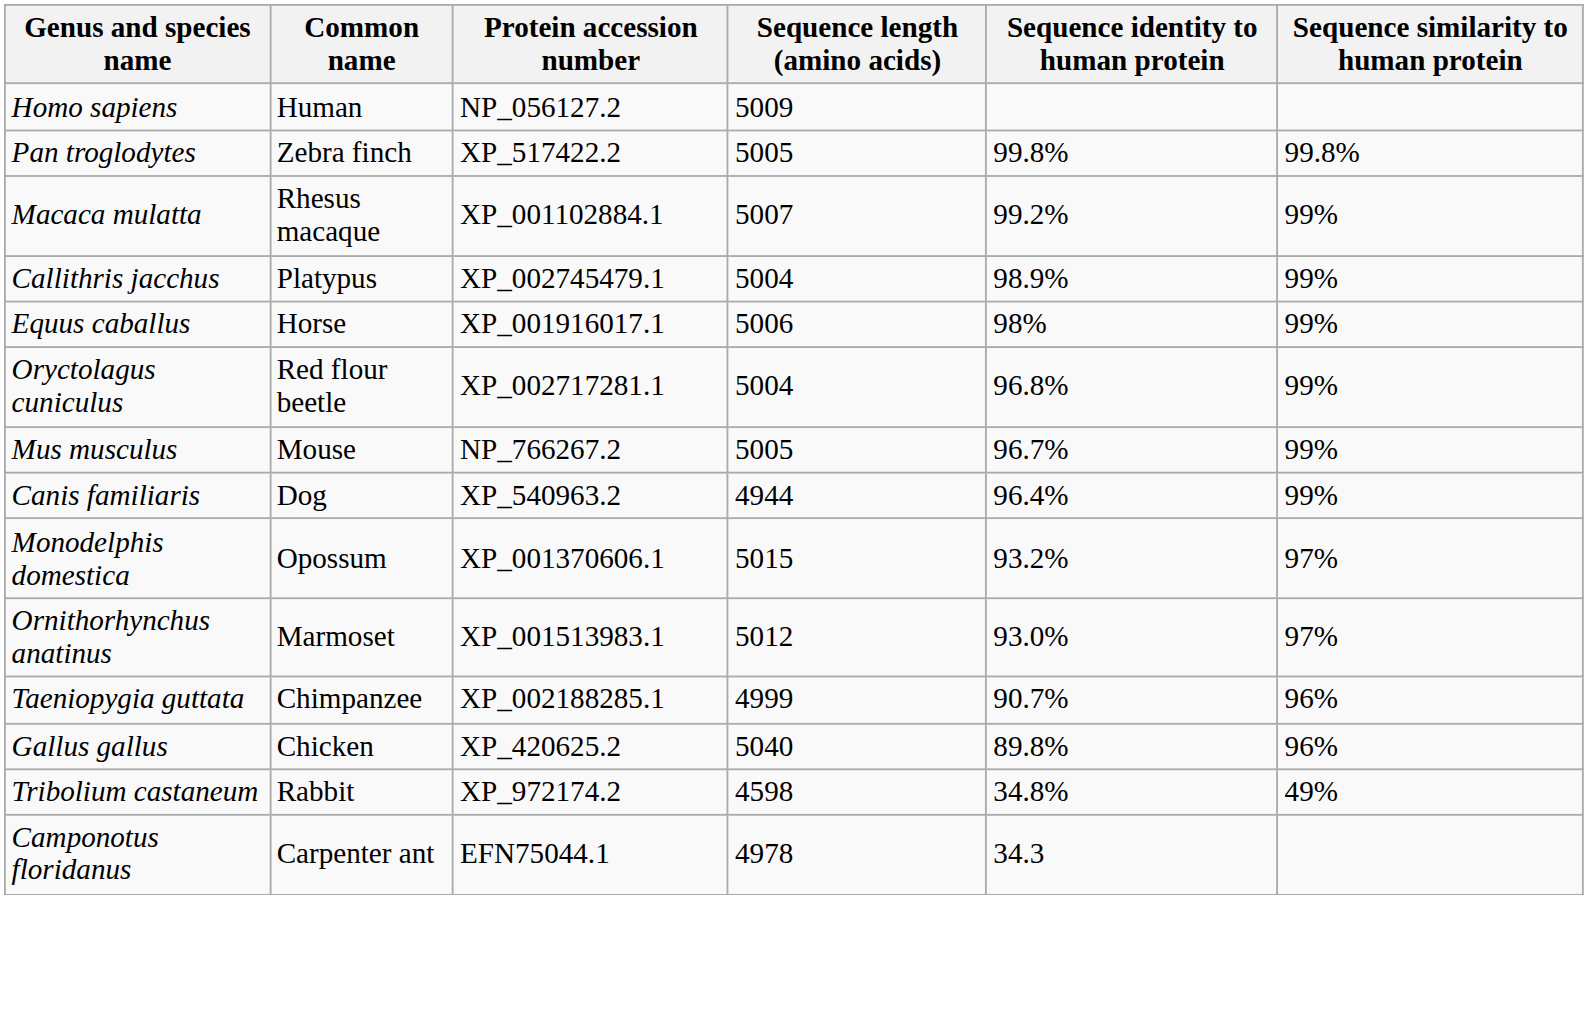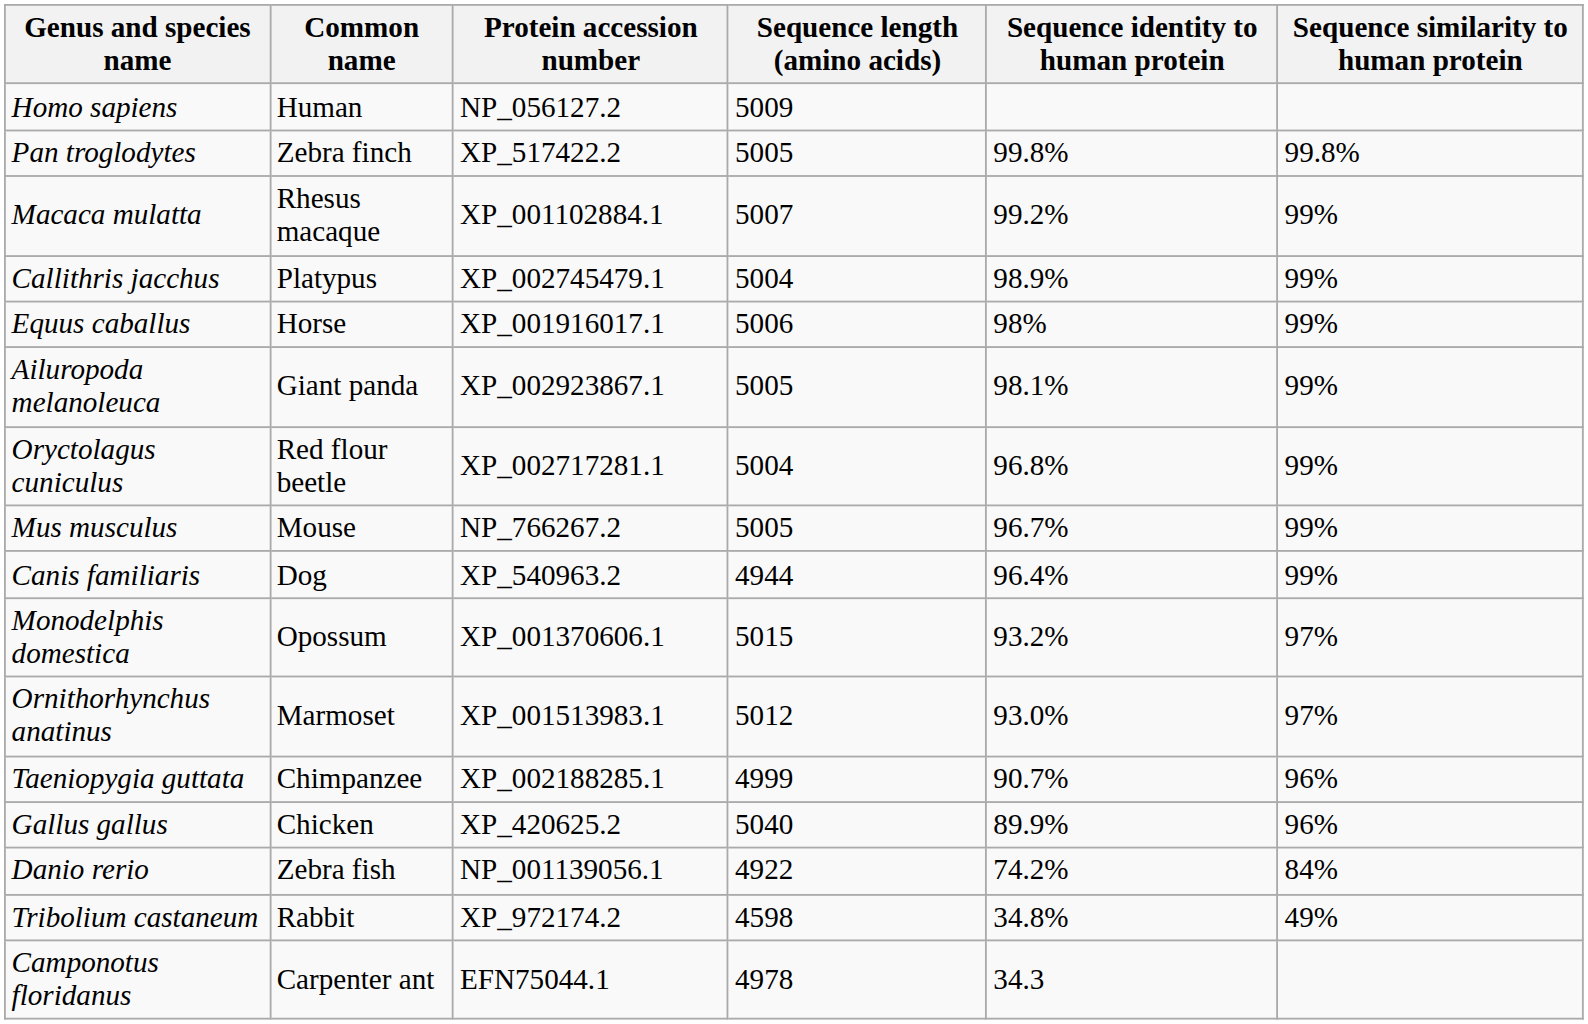+ row: (86, 386)
(1031, 745) 89.8% -> (1031, 824) 89.9%
+ row: (80, 870)
